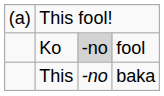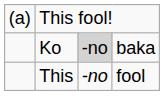(131, 47) fool -> (136, 47) baka
(136, 76) baka -> (131, 76) fool
